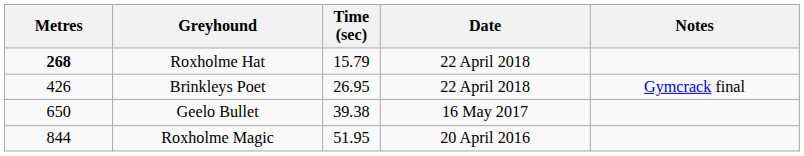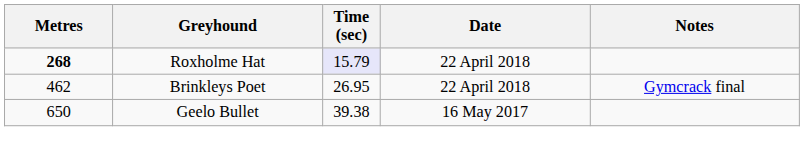(351, 61) no background -> (351, 61) lavender background
(59, 86) 426 -> (59, 86) 462
- row: (218, 138)
